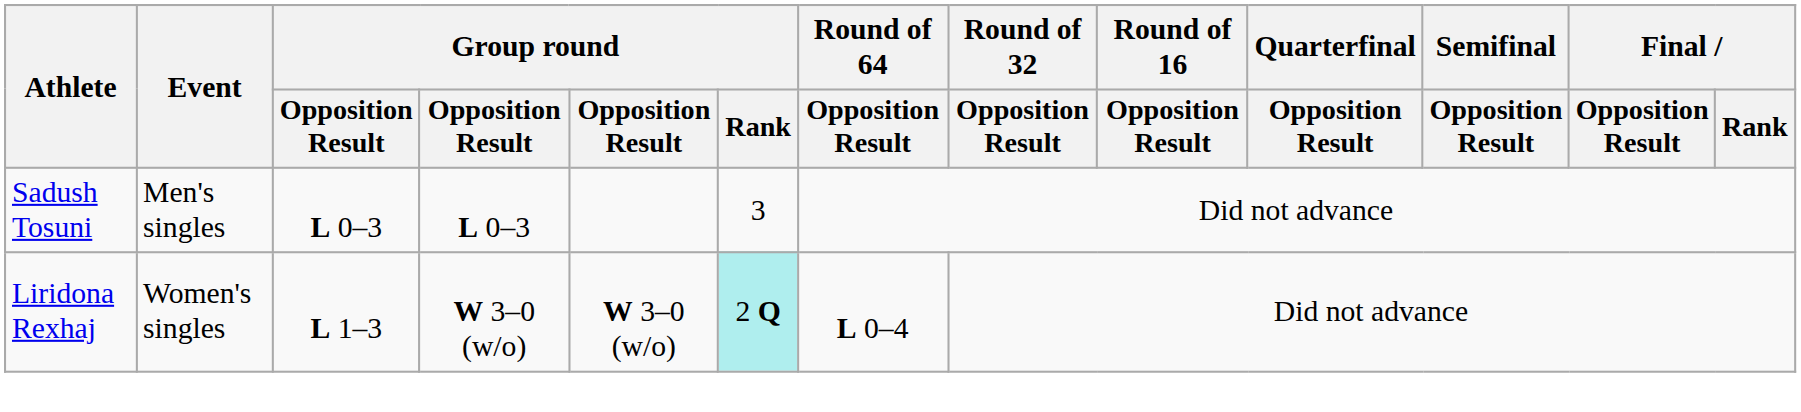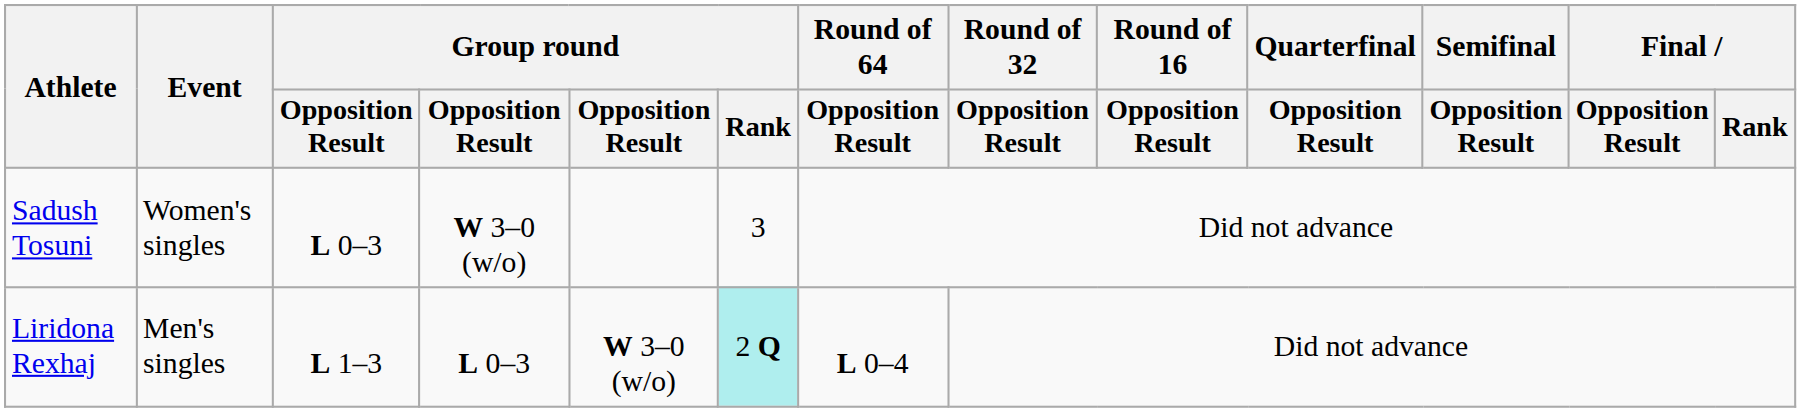(184, 210) Men's singles -> (197, 227) Women's singles
(494, 227) L 0–3 -> (494, 245) W 3–0 (w/o)
(197, 311) Women's singles -> (184, 346) Men's singles
(494, 329) W 3–0 (w/o) -> (494, 364) L 0–3
